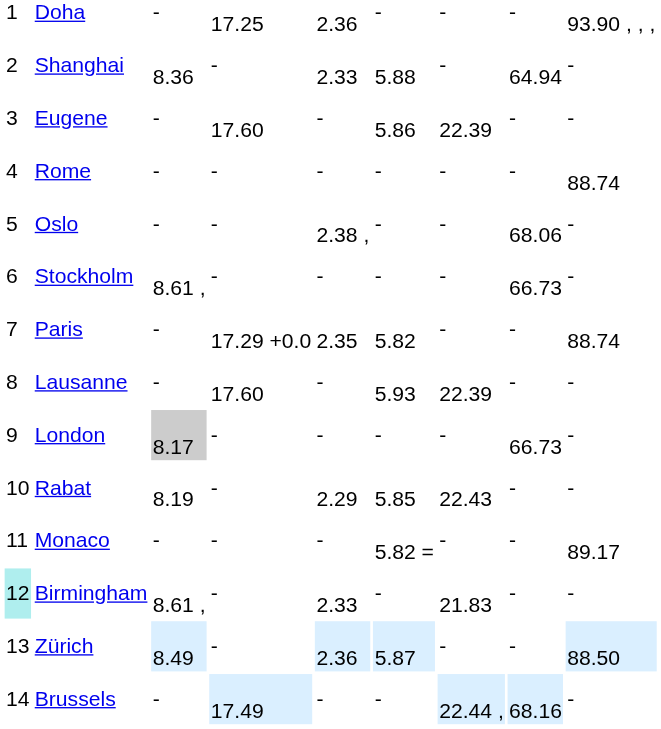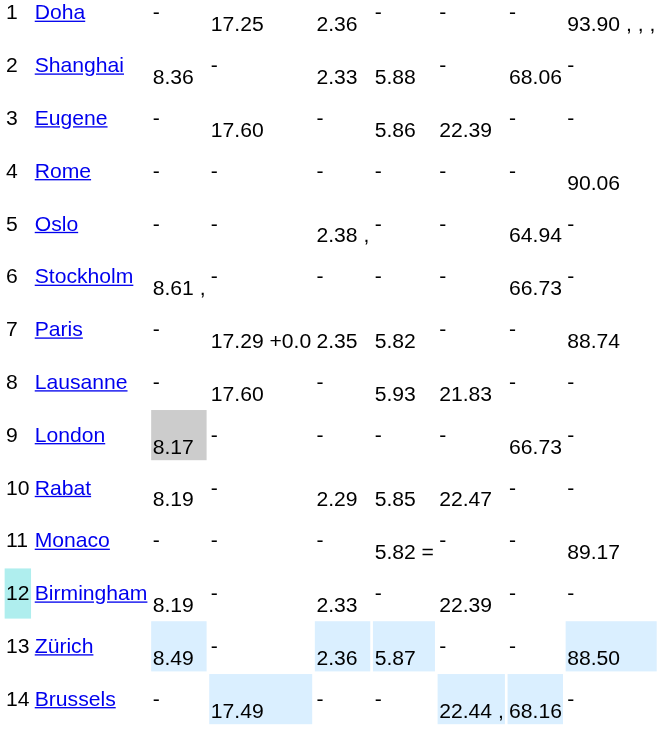(536, 77) 64.94 -> (536, 77) 68.06
(594, 182) 88.74 -> (594, 182) 90.06
(536, 235) 68.06 -> (536, 235) 64.94
(466, 394) 22.39 -> (466, 394) 21.83
(466, 499) 22.43 -> (466, 499) 22.47
(179, 605) 8.61 , -> (173, 605) 8.19
(466, 605) 21.83 -> (466, 605) 22.39
